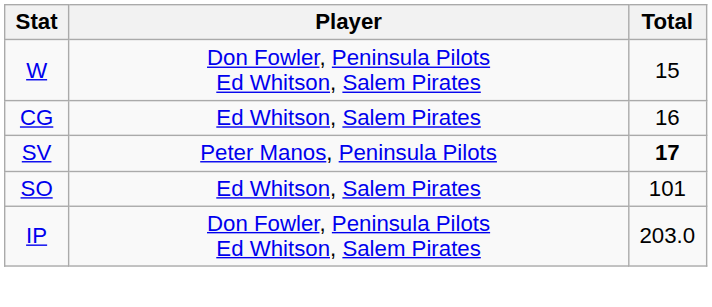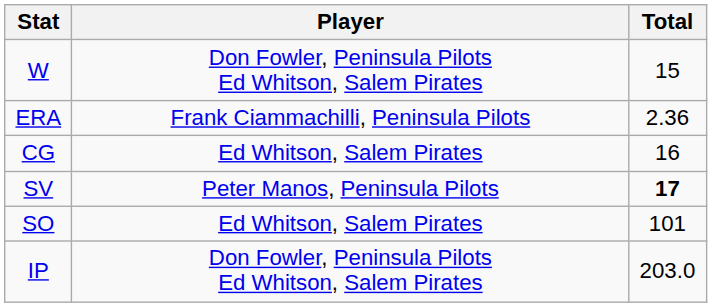+ row: (38, 117)
